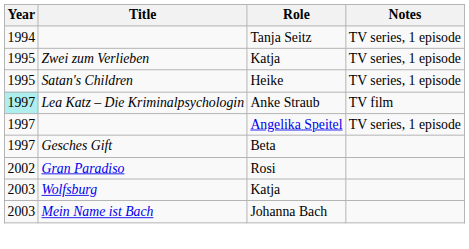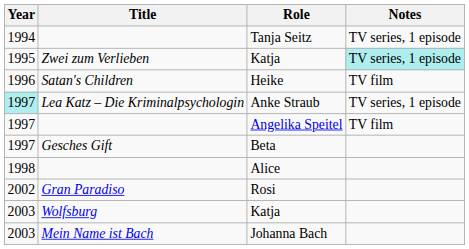(405, 59) no background -> (405, 59) paleturquoise background
(21, 80) 1995 -> (21, 80) 1996
(405, 80) TV series, 1 episode -> (371, 80) TV film
(371, 102) TV film -> (405, 102) TV series, 1 episode
(405, 124) TV series, 1 episode -> (371, 124) TV film
+ row: (143, 168)
